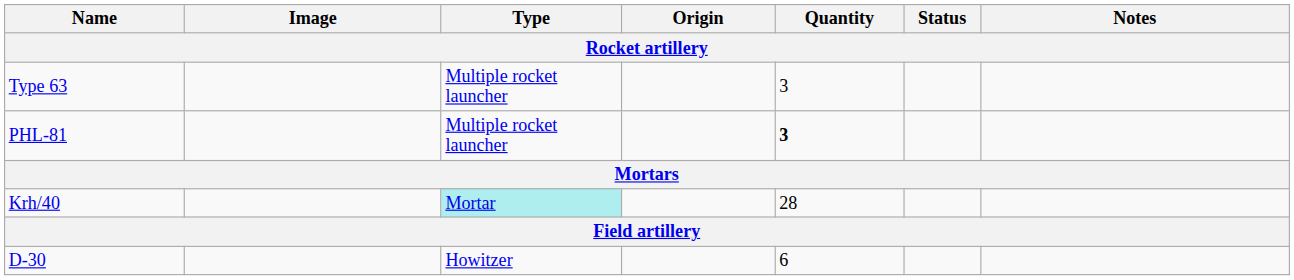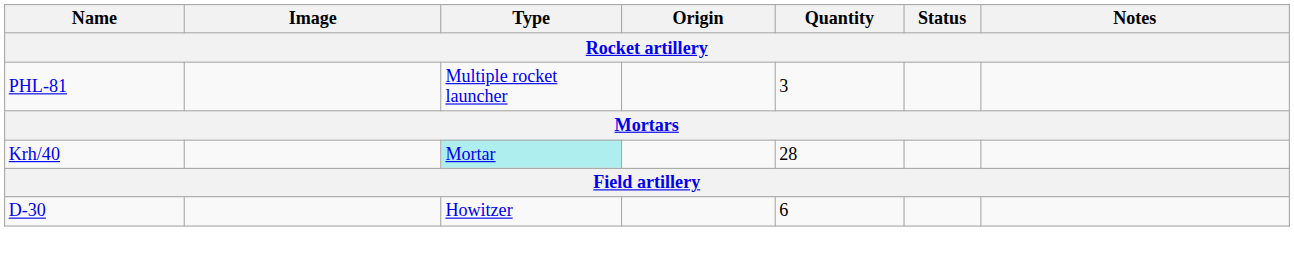- row: (38, 86)
(784, 135) bold -> (784, 86) normal
